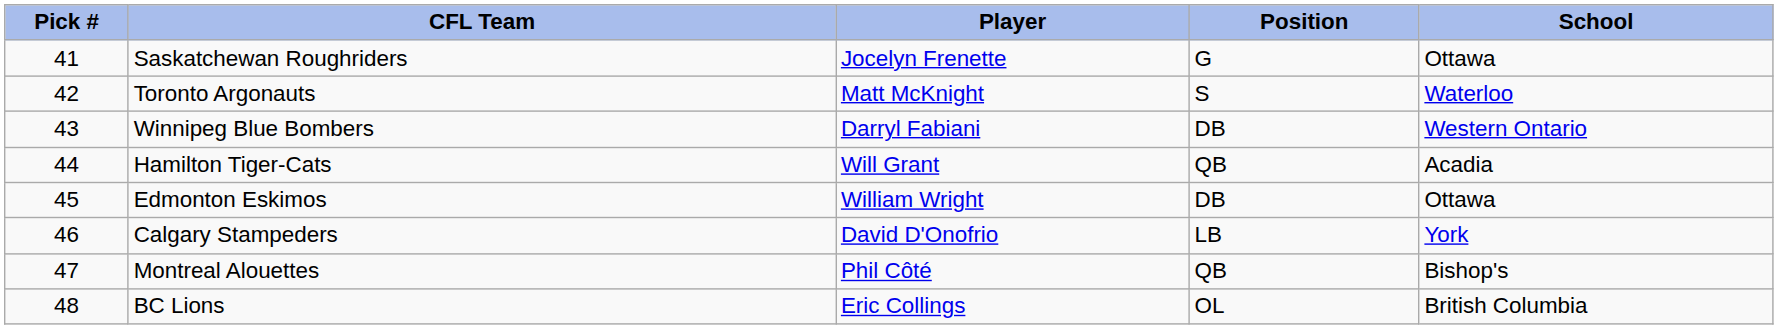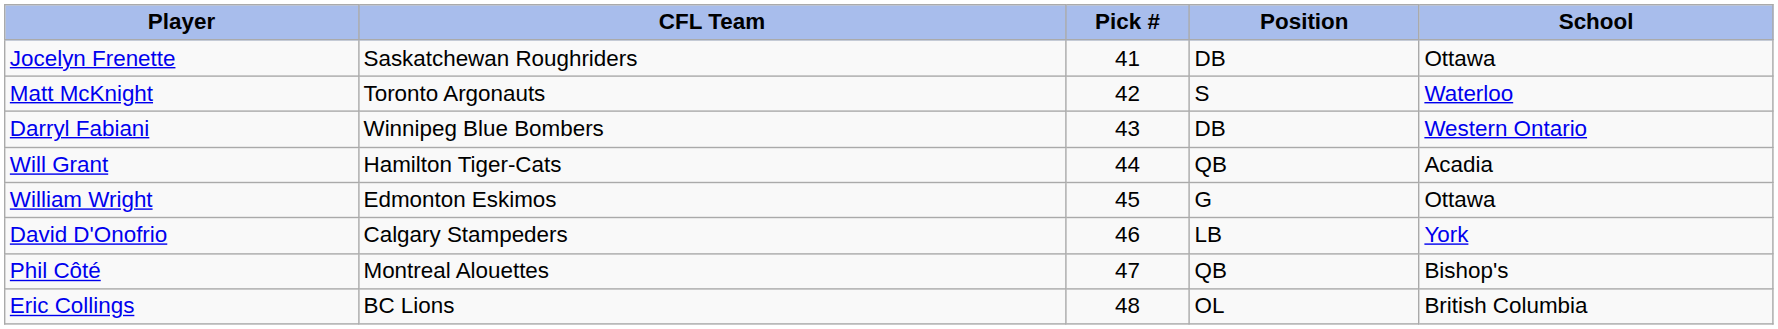columns swapped: (67, 22) <-> (1013, 22)
(1203, 57) G -> (1210, 57) DB
(1210, 199) DB -> (1203, 199) G
